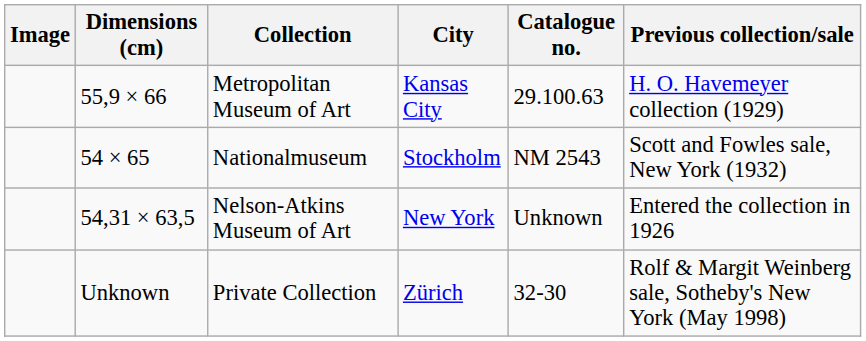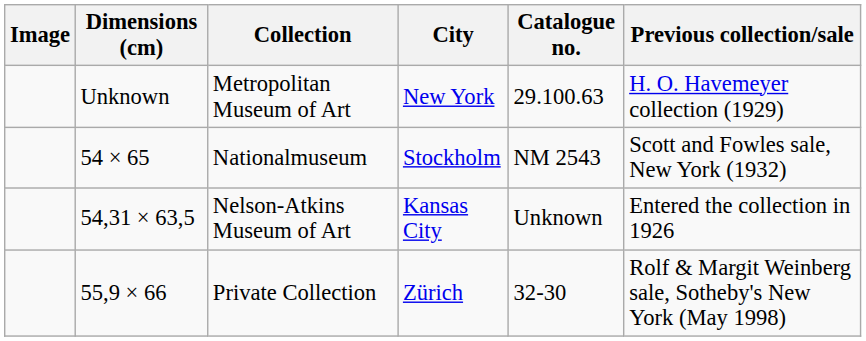(123, 96) 55,9 × 66 -> (125, 96) Unknown
(436, 96) Kansas City -> (449, 96) New York
(449, 218) New York -> (436, 218) Kansas City
(125, 292) Unknown -> (123, 292) 55,9 × 66
